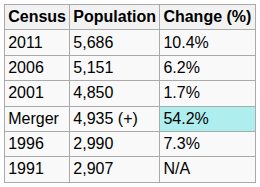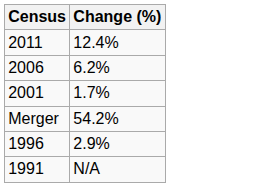- column: (115, 17)
(186, 42) 10.4% -> (96, 42) 12.4%
(186, 118) paleturquoise background -> (96, 118) no background
(182, 144) 7.3% -> (92, 144) 2.9%
